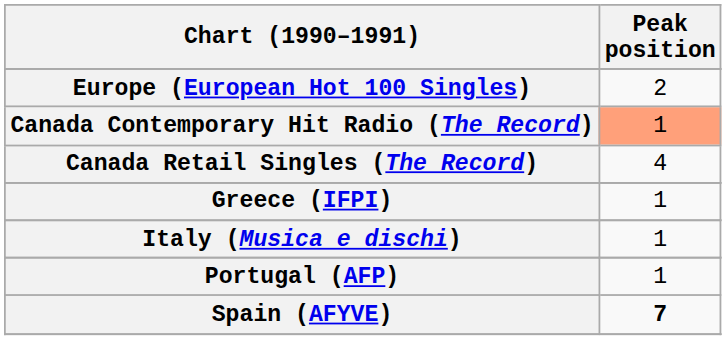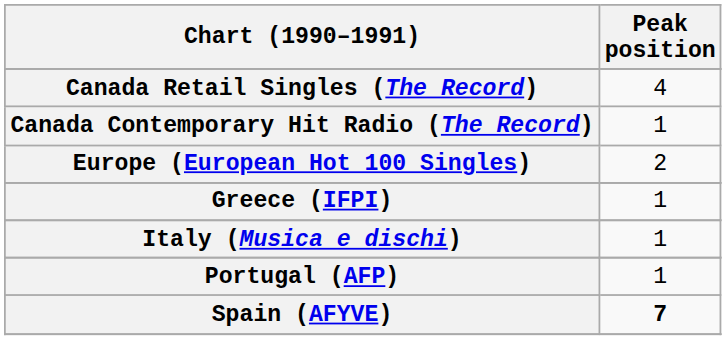rows swapped: (302, 164) <-> (302, 88)
(660, 126) lightsalmon background -> (660, 126) no background
